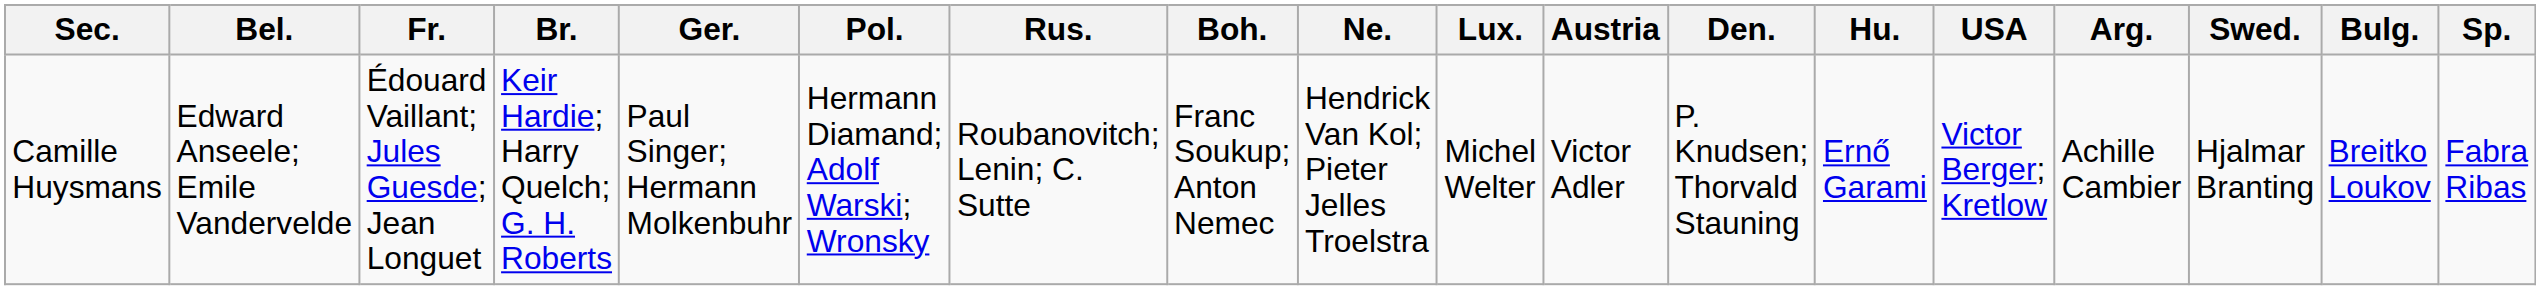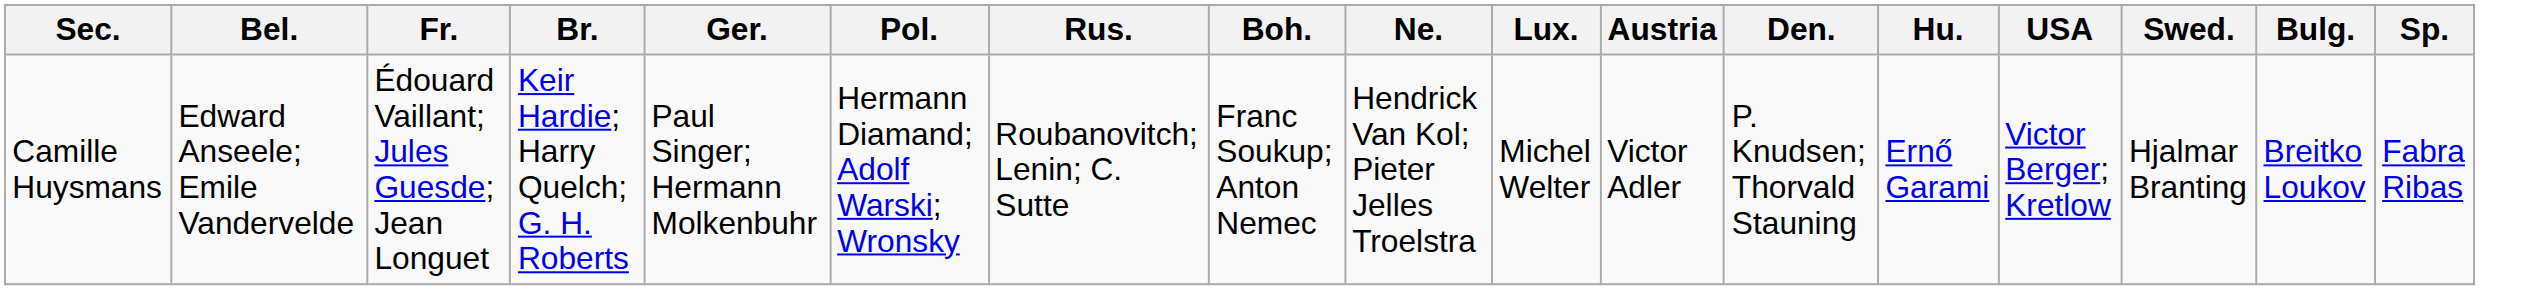- column: (2122, 29)
